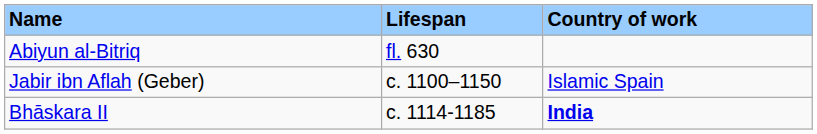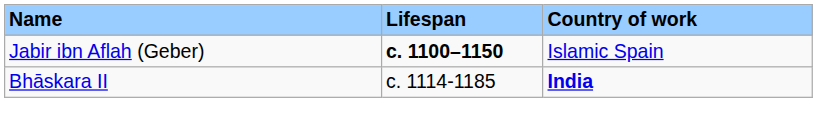- row: (75, 50)
(444, 81) normal -> (445, 50) bold
